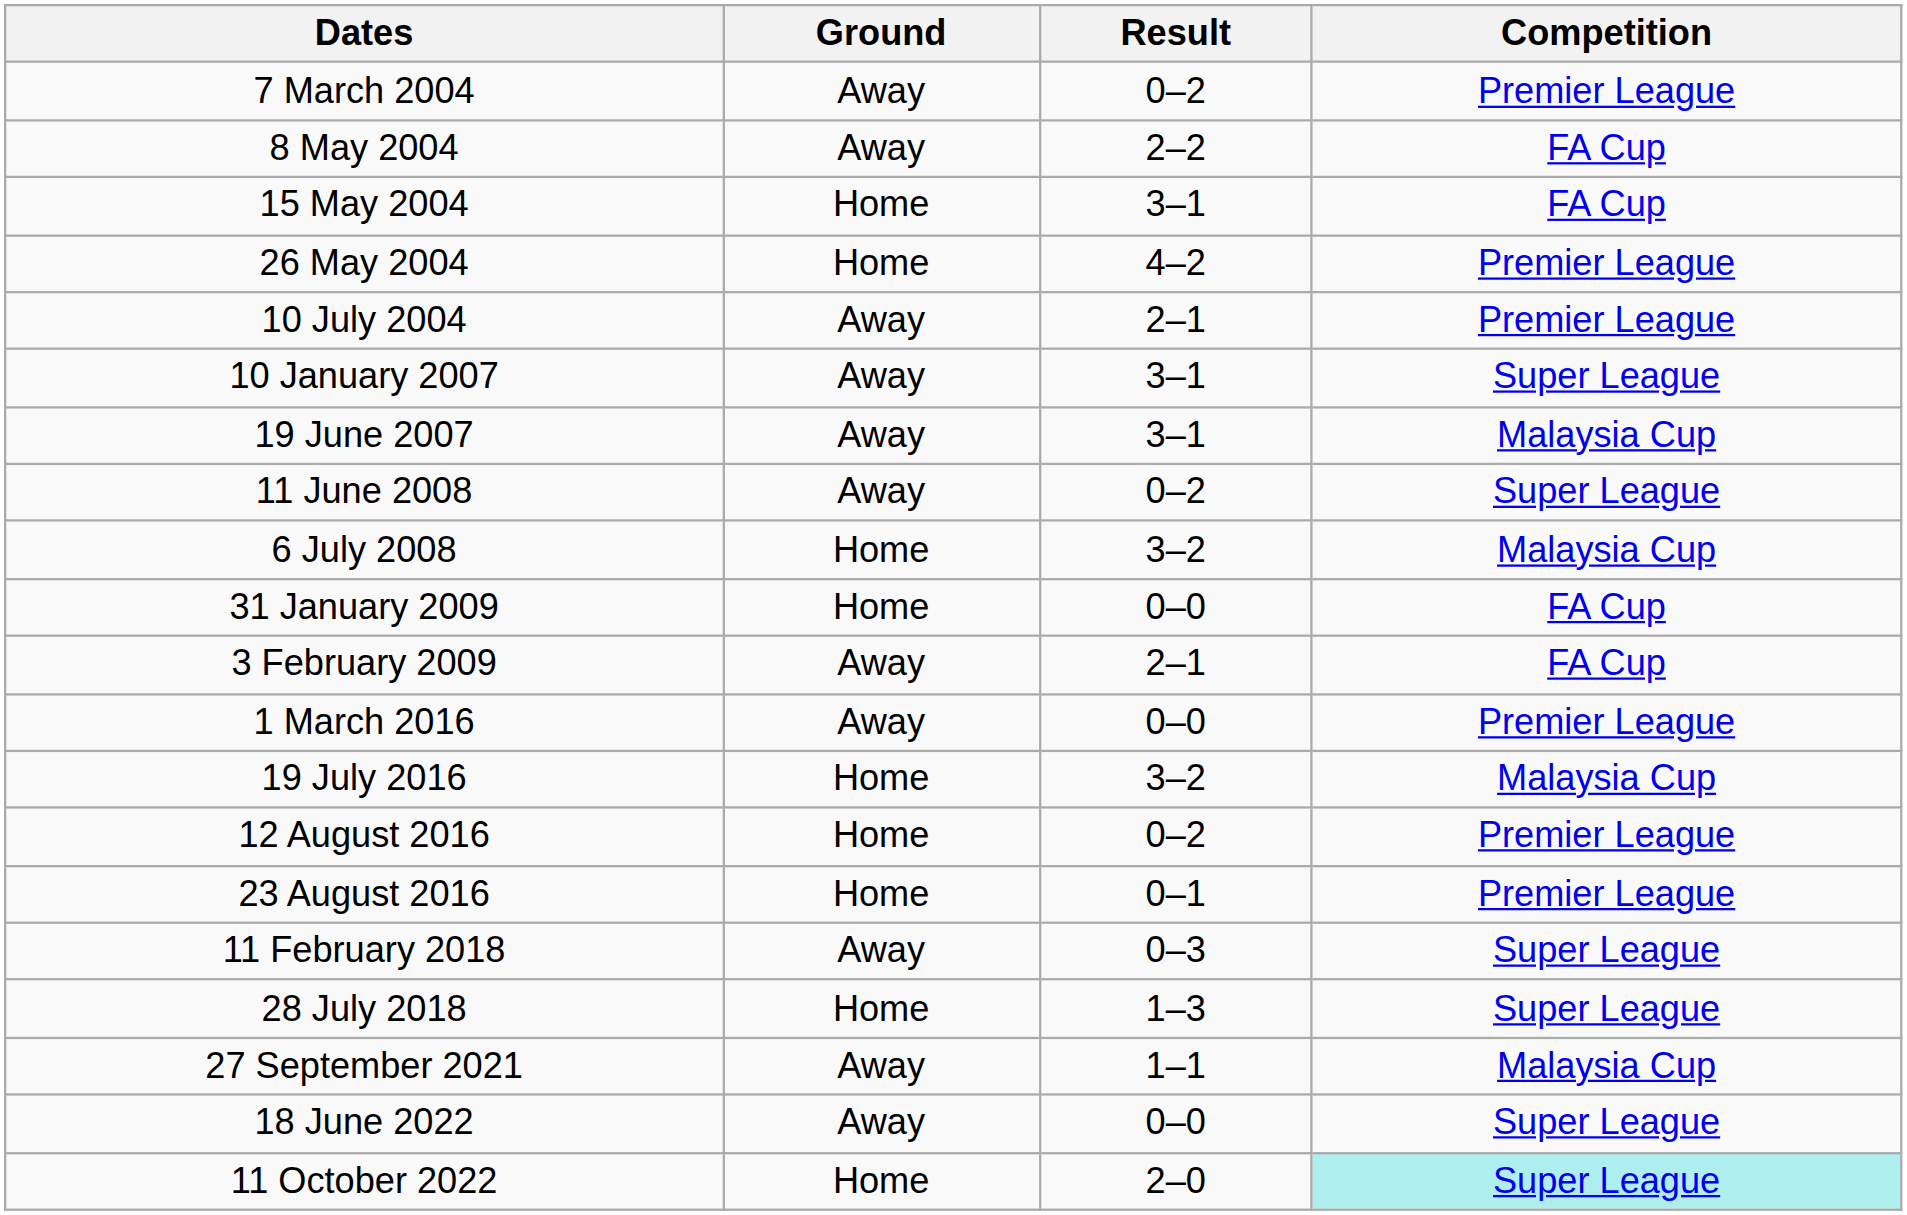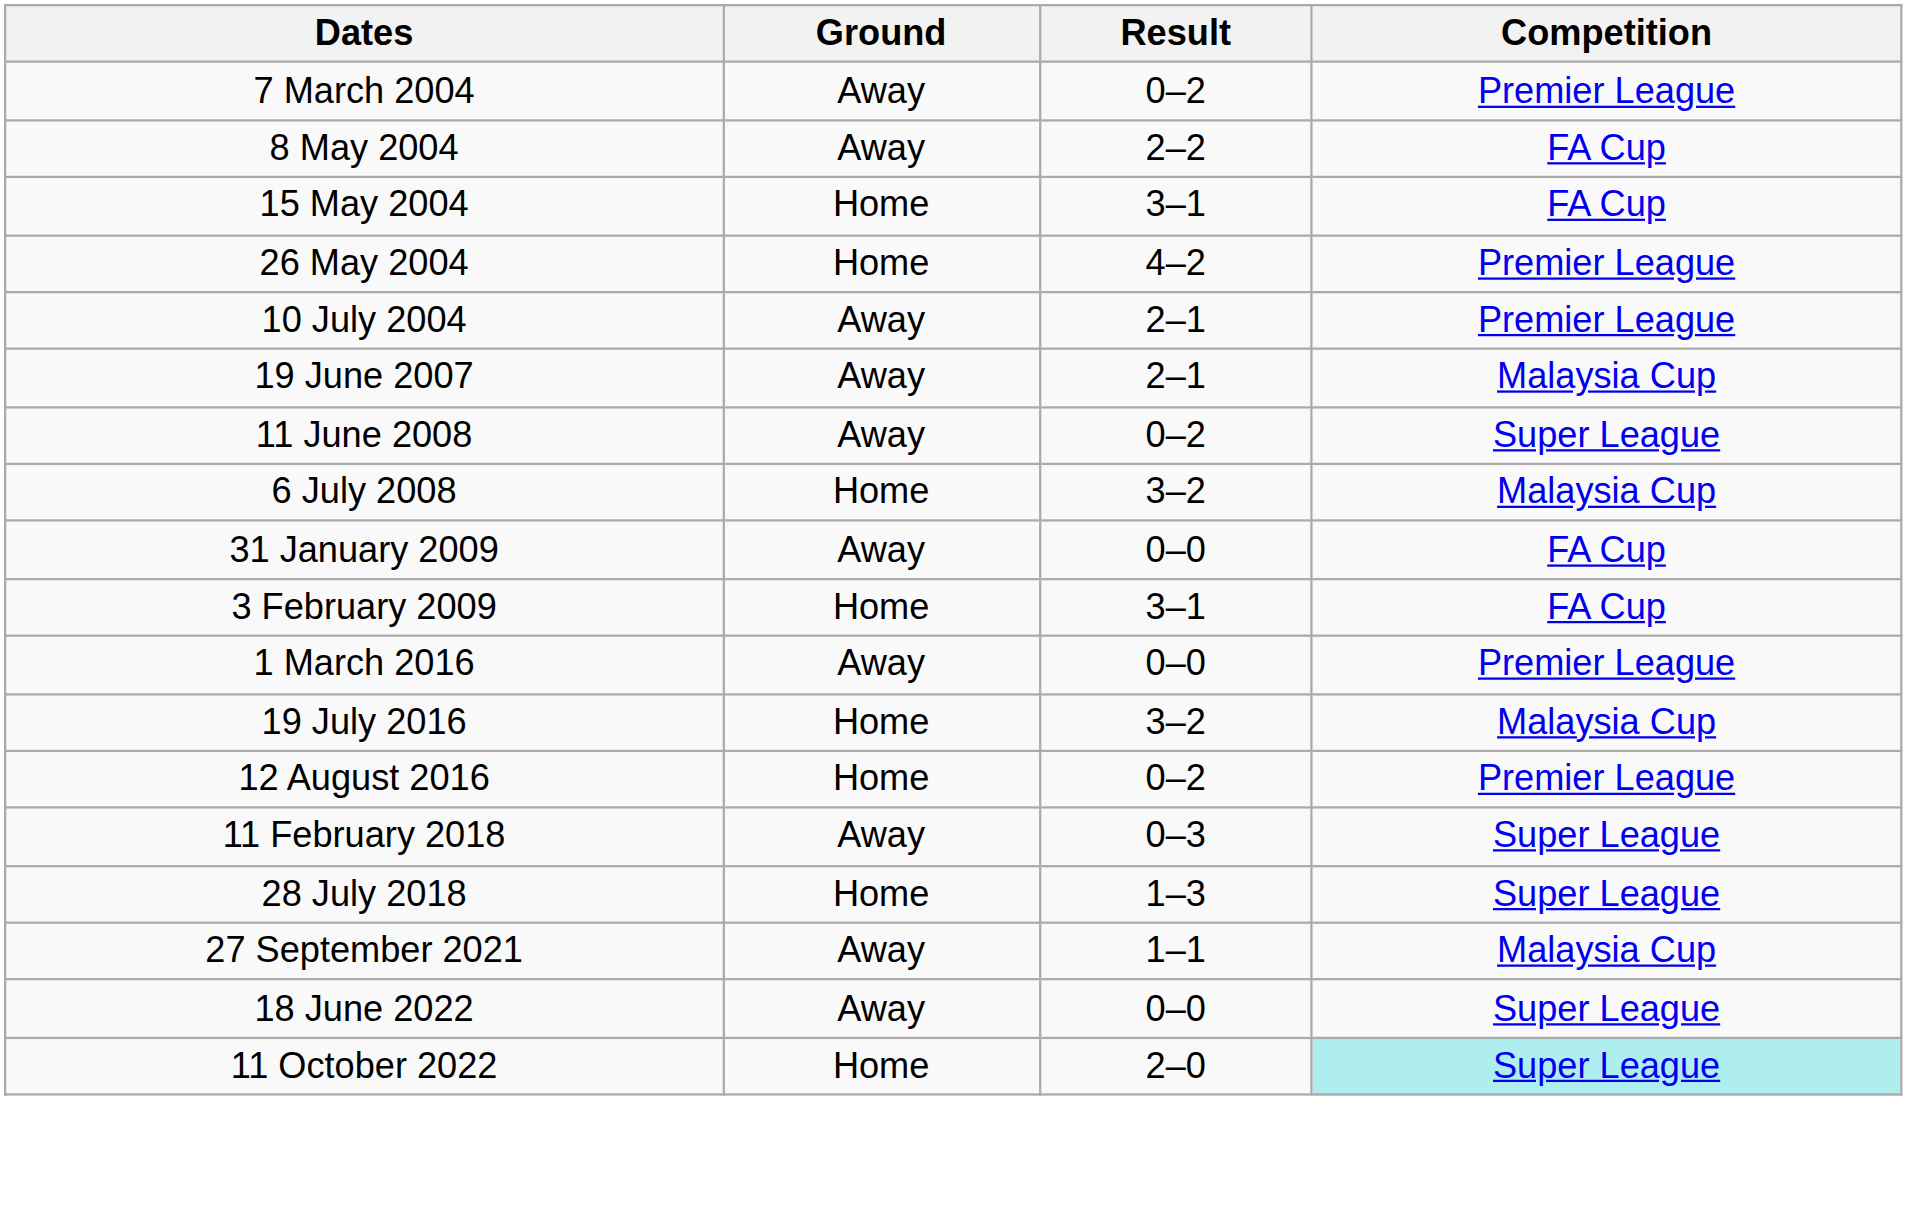- row: (364, 377)
(1176, 434) 3–1 -> (1176, 377) 2–1
(881, 606) Home -> (881, 549) Away
(881, 663) Away -> (881, 606) Home
(1176, 663) 2–1 -> (1176, 606) 3–1
- row: (364, 893)
